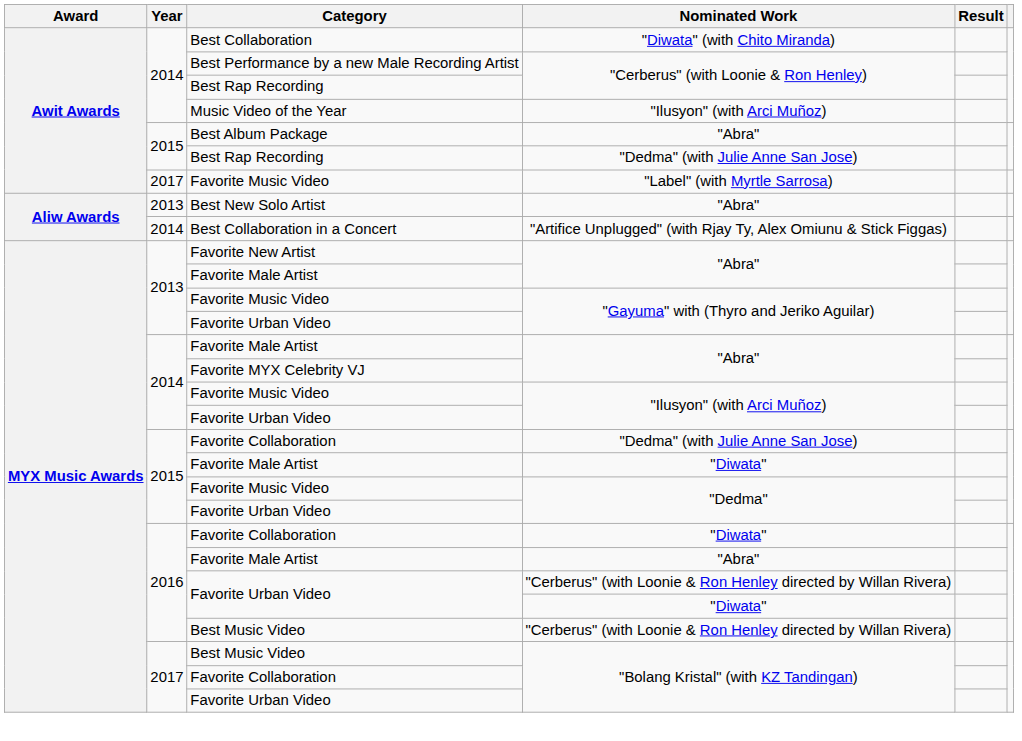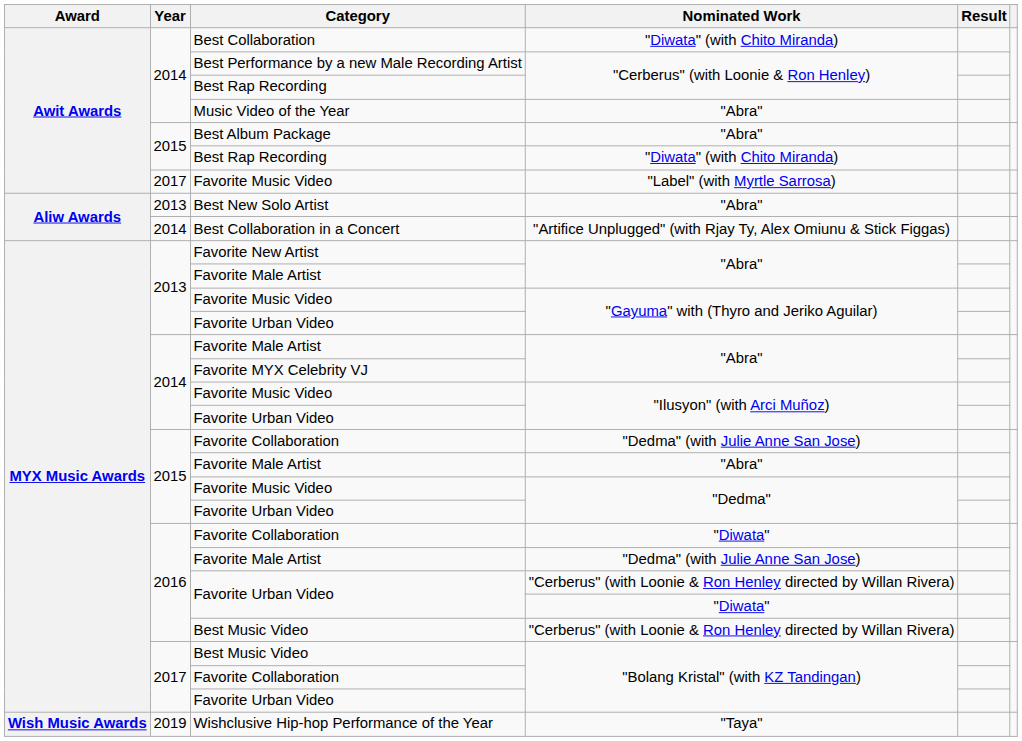(738, 110) "Ilusyon" (with Arci Muñoz) -> (742, 110) "Abra"
(738, 157) "Dedma" (with Julie Anne San Jose) -> (742, 157) "Diwata" (with Chito Miranda)
(738, 464) "Diwata" -> (742, 464) "Abra"
(738, 559) "Abra" -> (742, 559) "Dedma" (with Julie Anne San Jose)
+ row: (170, 724)
